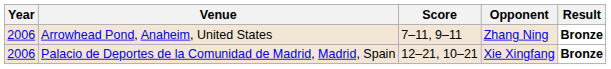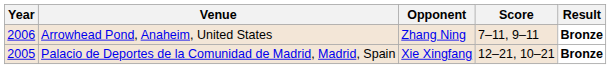columns swapped: (519, 15) <-> (440, 15)
(21, 54) 2006 -> (21, 54) 2005
